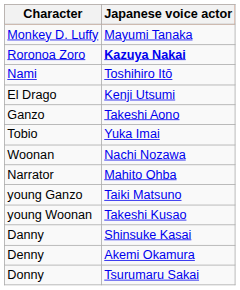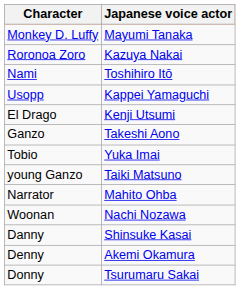(145, 54) bold -> (143, 54) normal
+ row: (26, 94)
rows swapped: (31, 154) <-> (45, 194)
- row: (50, 214)
